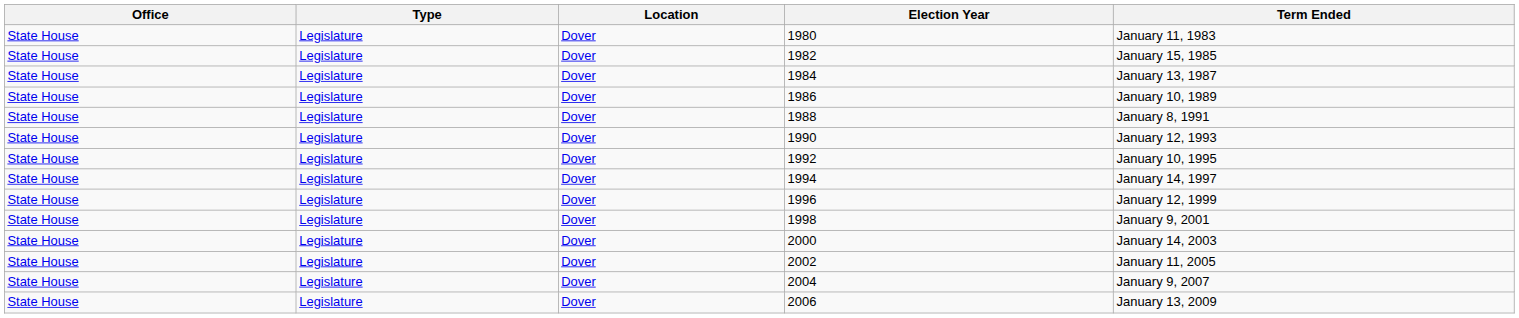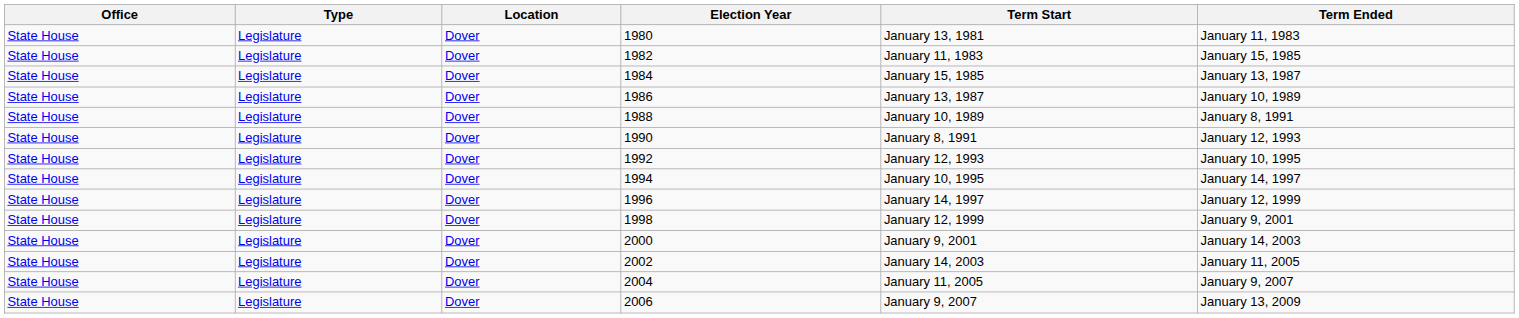+ column: (1039, 14)
